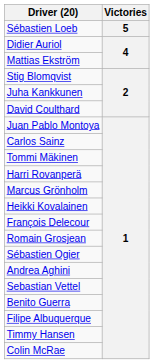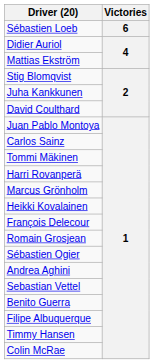(126, 29) 5 -> (126, 29) 6
